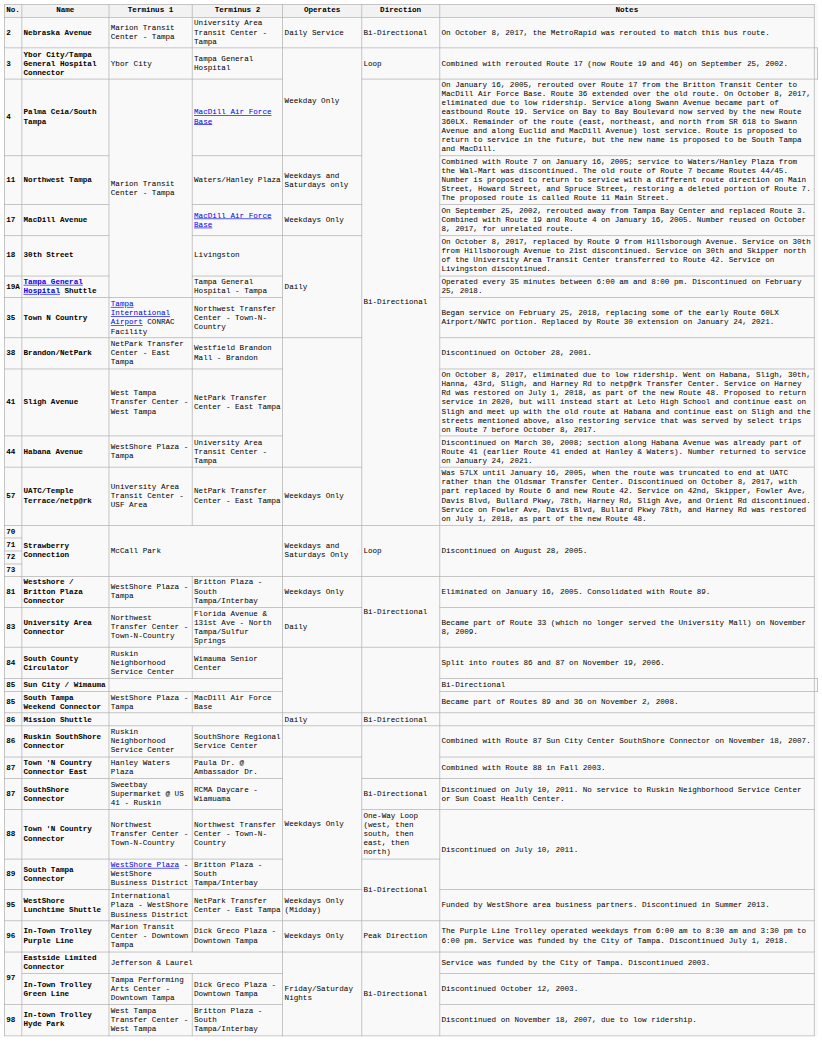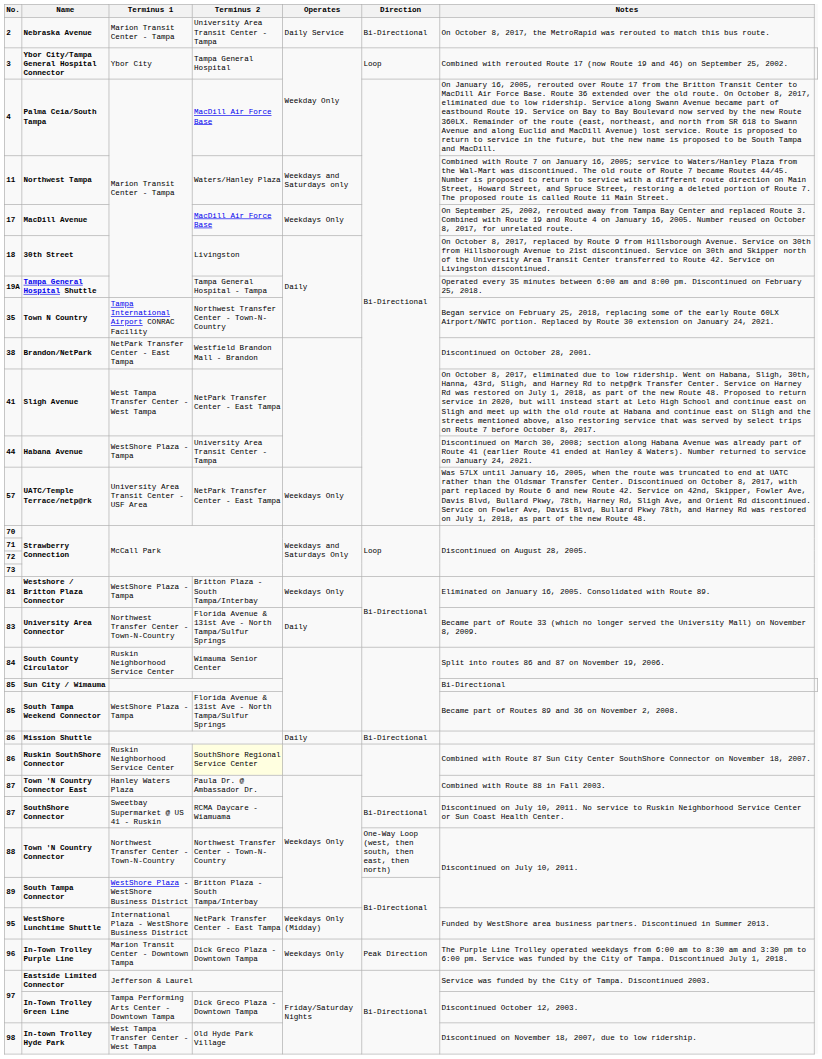(233, 702) MacDill Air Force Base -> (233, 711) Florida Avenue & 131st Ave - North Tampa/Sulfur Springs
(237, 741) no background -> (237, 759) lightyellow background
(228, 1020) Britton Plaza - South Tampa/Interbay -> (224, 1038) Old Hyde Park Village
